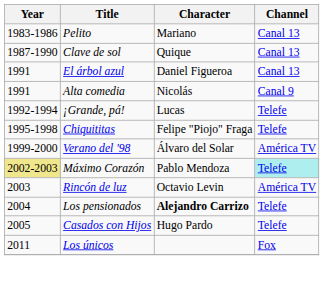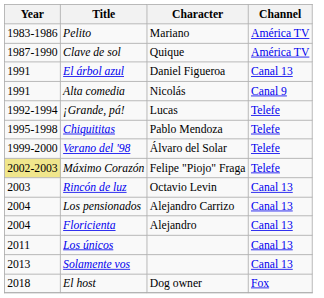(279, 33) Canal 13 -> (280, 33) América TV
(279, 52) Canal 13 -> (280, 52) América TV
(204, 129) Felipe "Piojo" Fraga -> (186, 129) Pablo Mendoza
(287, 149) América TV -> (265, 149) Telefe
(193, 168) Pablo Mendoza -> (198, 168) Felipe "Piojo" Fraga
(272, 168) paleturquoise background -> (265, 168) no background
(287, 187) América TV -> (272, 187) Canal 13
(203, 206) bold -> (192, 206) normal
(272, 206) Telefe -> (272, 206) Canal 13
+ row: (89, 226)
- row: (107, 226)
(267, 245) Fox -> (272, 245) Canal 13
+ row: (97, 264)
+ row: (79, 283)
